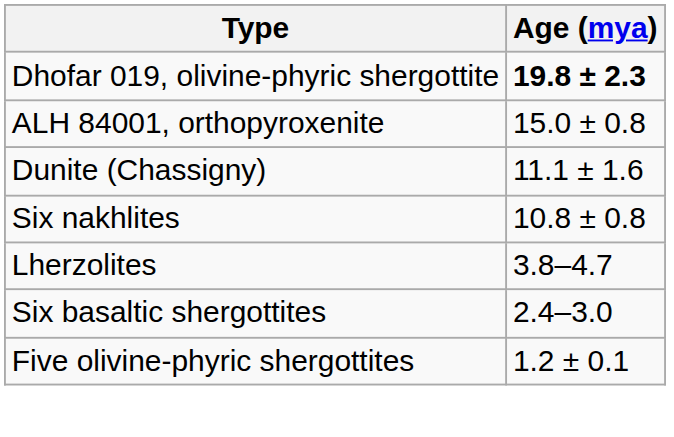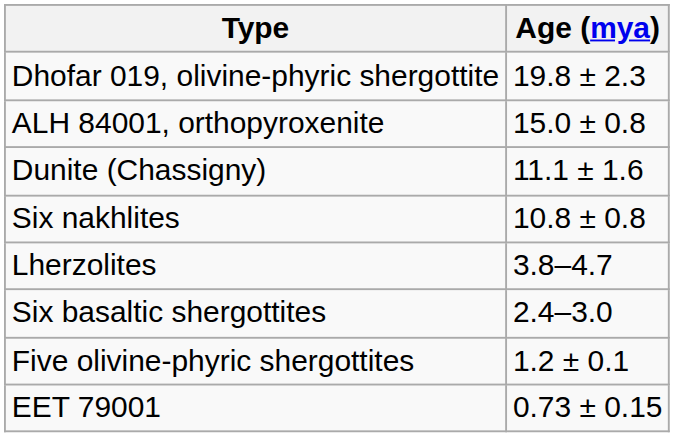(579, 75) bold -> (579, 75) normal
+ row: (86, 407)
